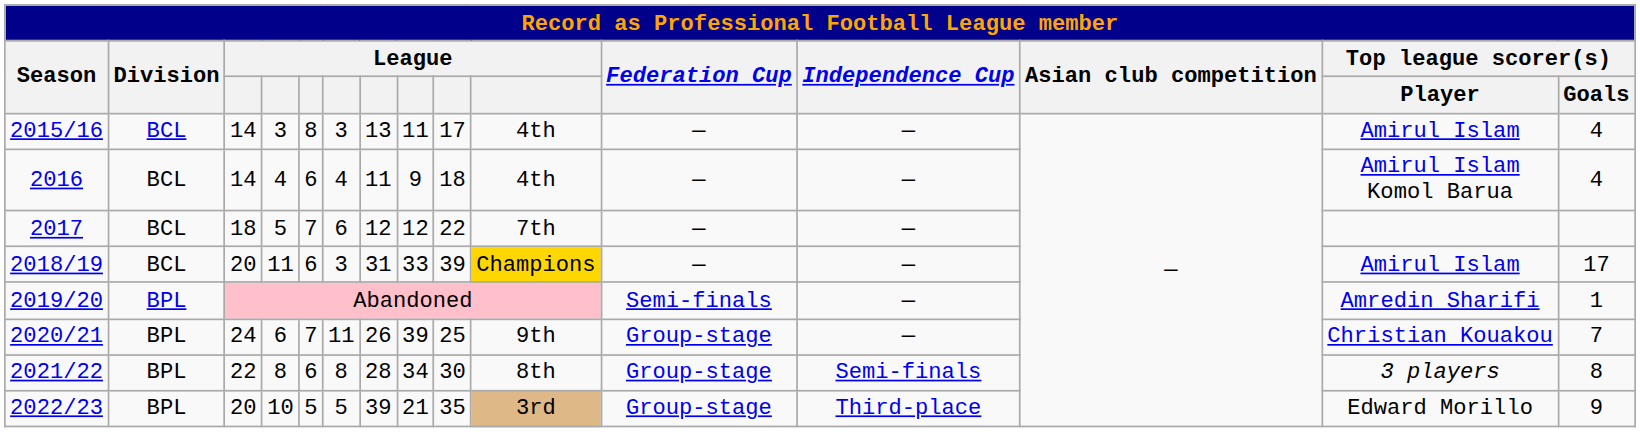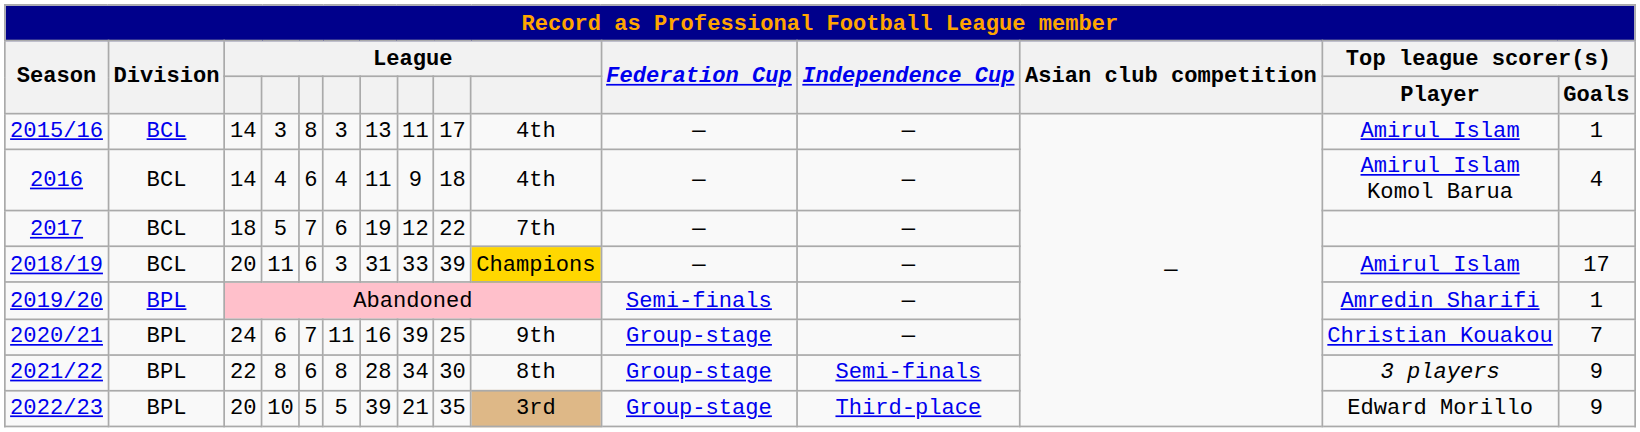(1596, 131) 4 -> (1596, 131) 1
(378, 228) 12 -> (378, 228) 19
(378, 337) 26 -> (378, 337) 16
(1596, 373) 8 -> (1596, 373) 9
